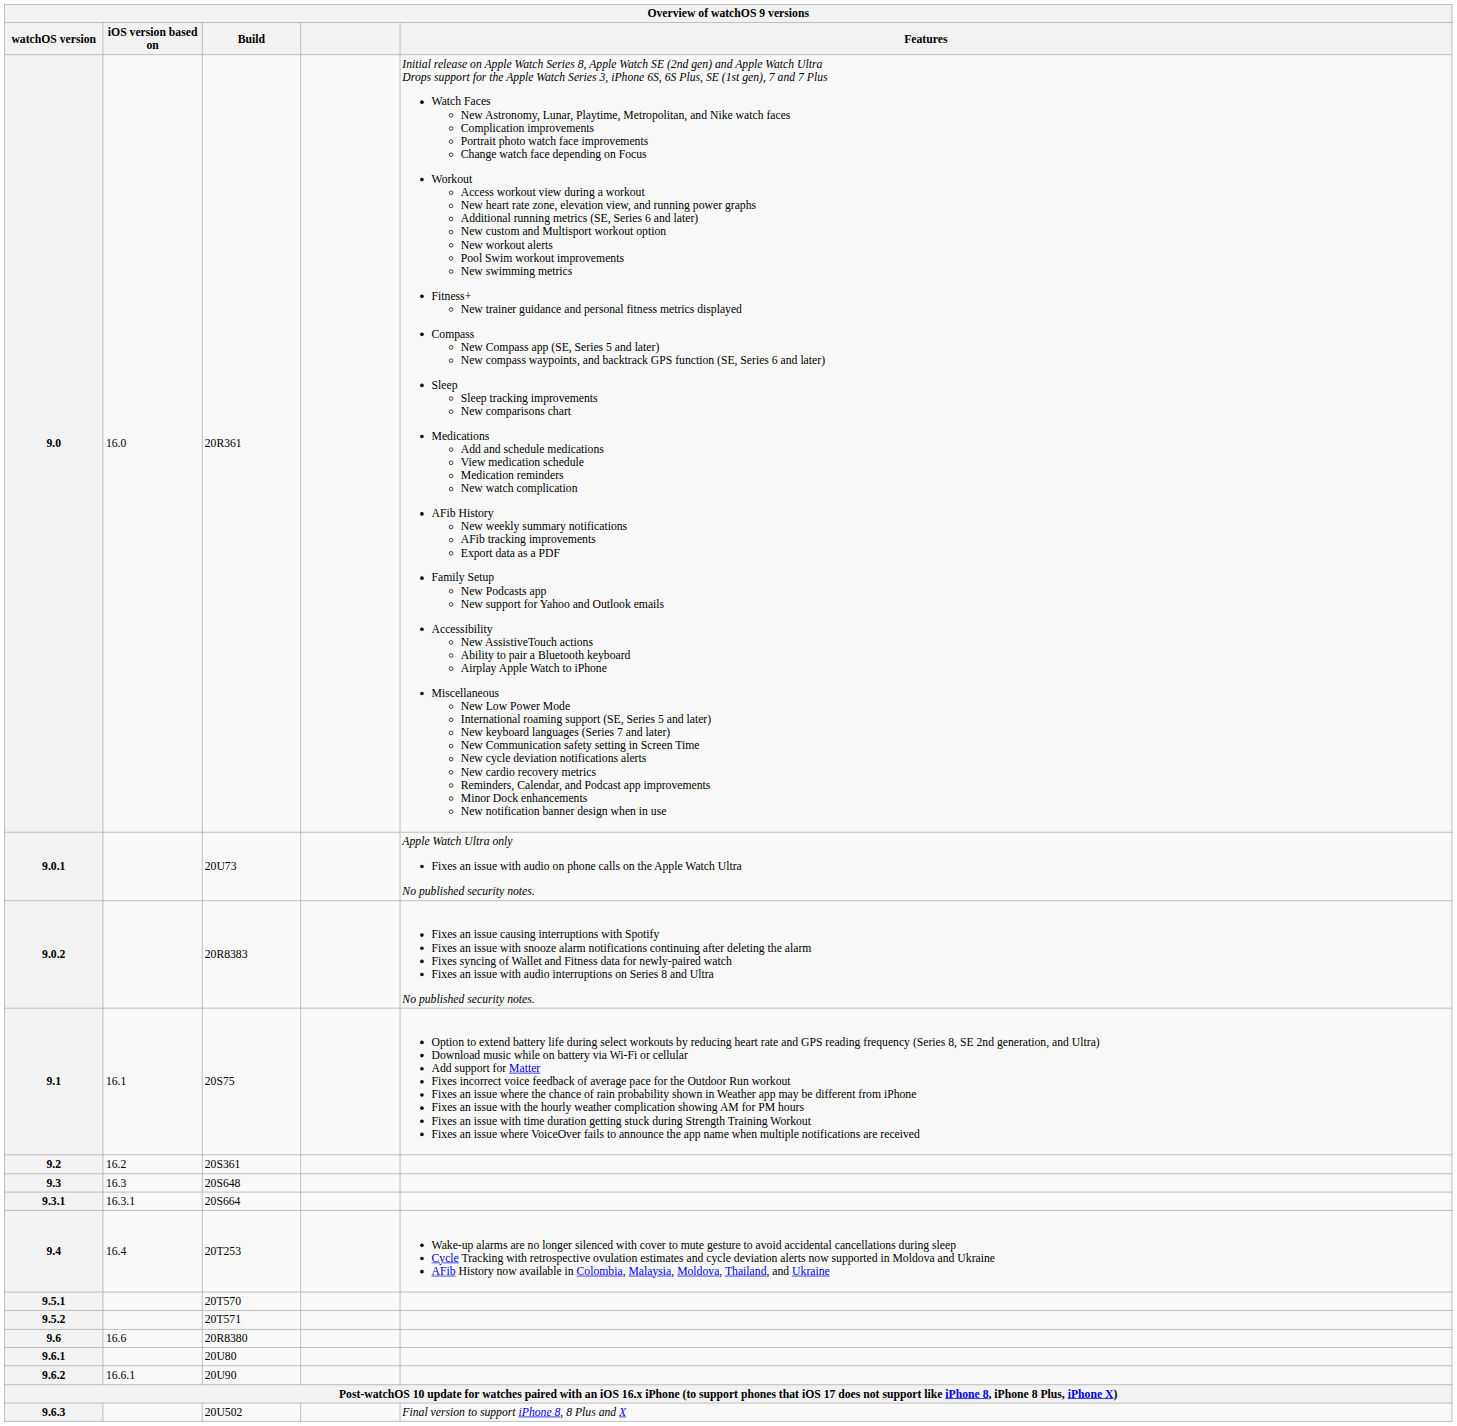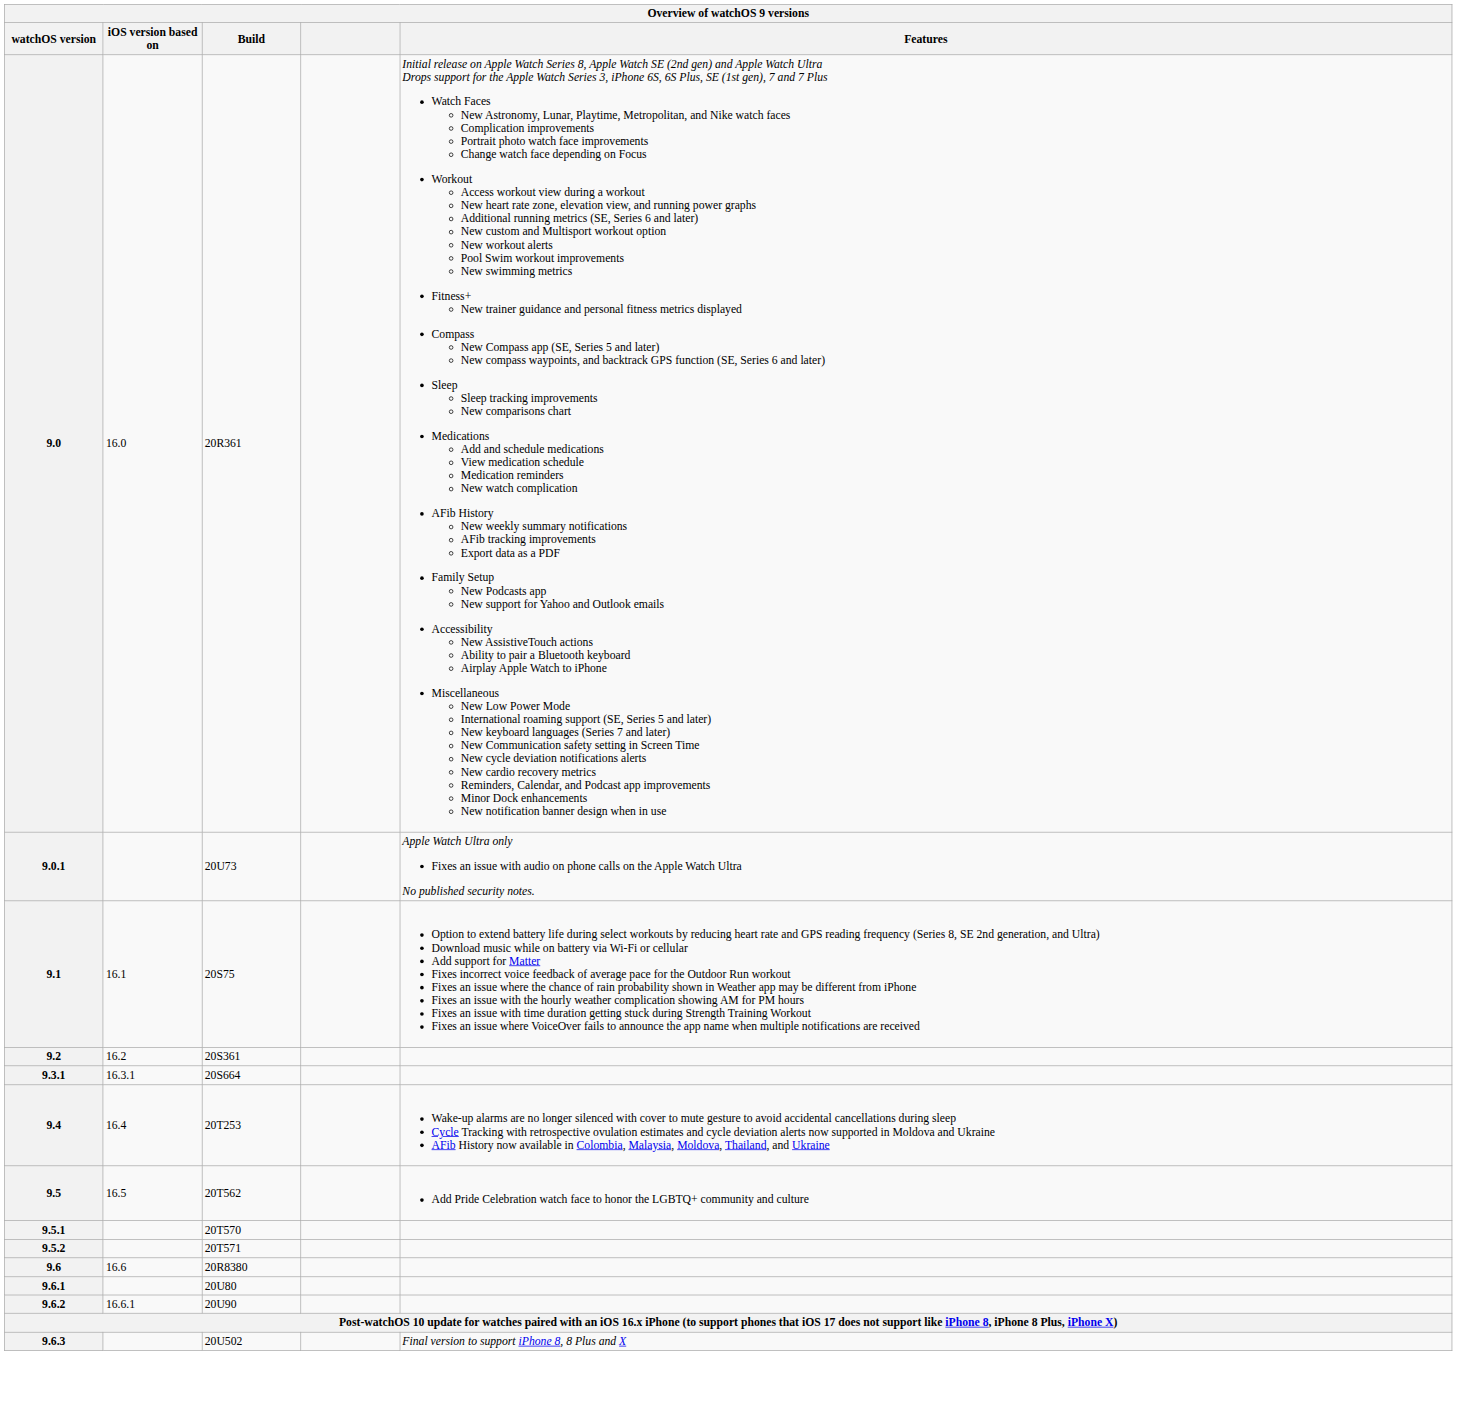- row: (54, 954)
- row: (54, 1182)
+ row: (54, 1193)
